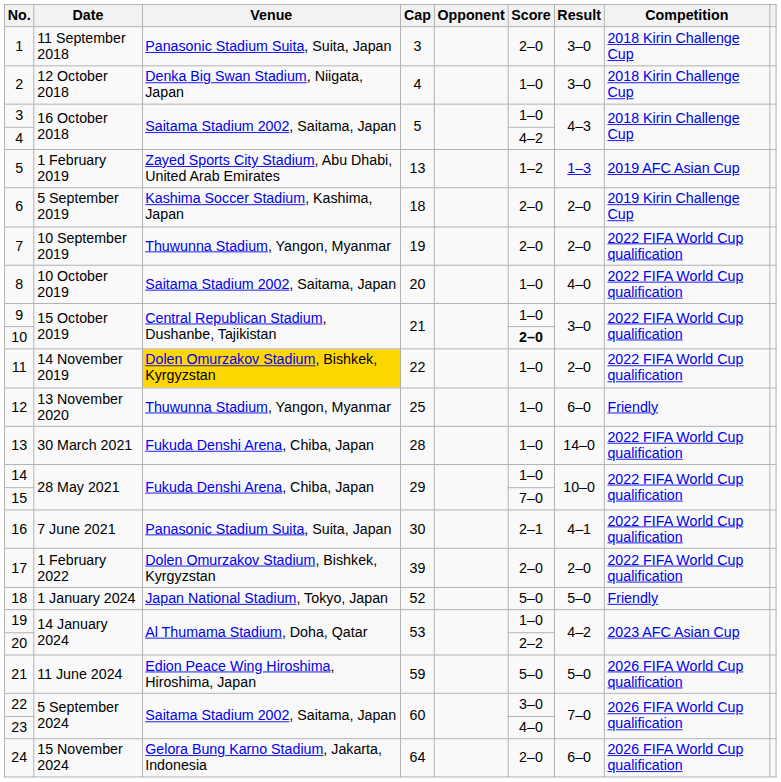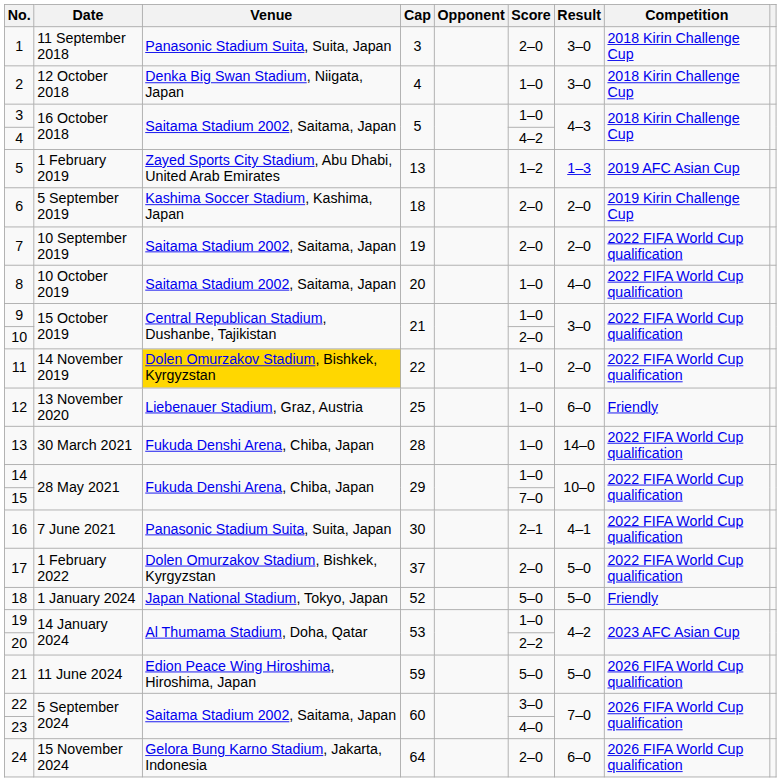(268, 245) Thuwunna Stadium, Yangon, Myanmar -> (271, 245) Saitama Stadium 2002, Saitama, Japan
(531, 337) bold -> (531, 337) normal
(268, 406) Thuwunna Stadium, Yangon, Myanmar -> (254, 406) Liebenauer Stadium, Graz, Austria
(417, 567) 39 -> (417, 567) 37
(579, 567) 2–0 -> (579, 567) 5–0
